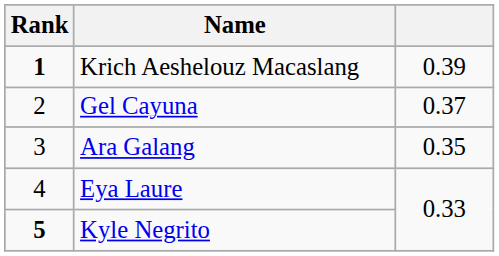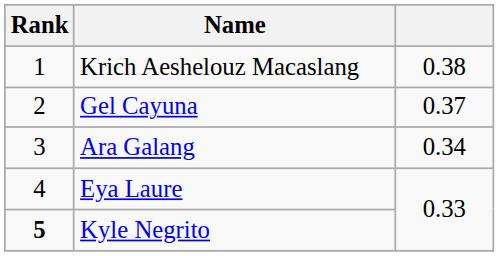(40, 66) bold -> (40, 66) normal
(444, 66) 0.39 -> (444, 66) 0.38
(444, 147) 0.35 -> (444, 147) 0.34
